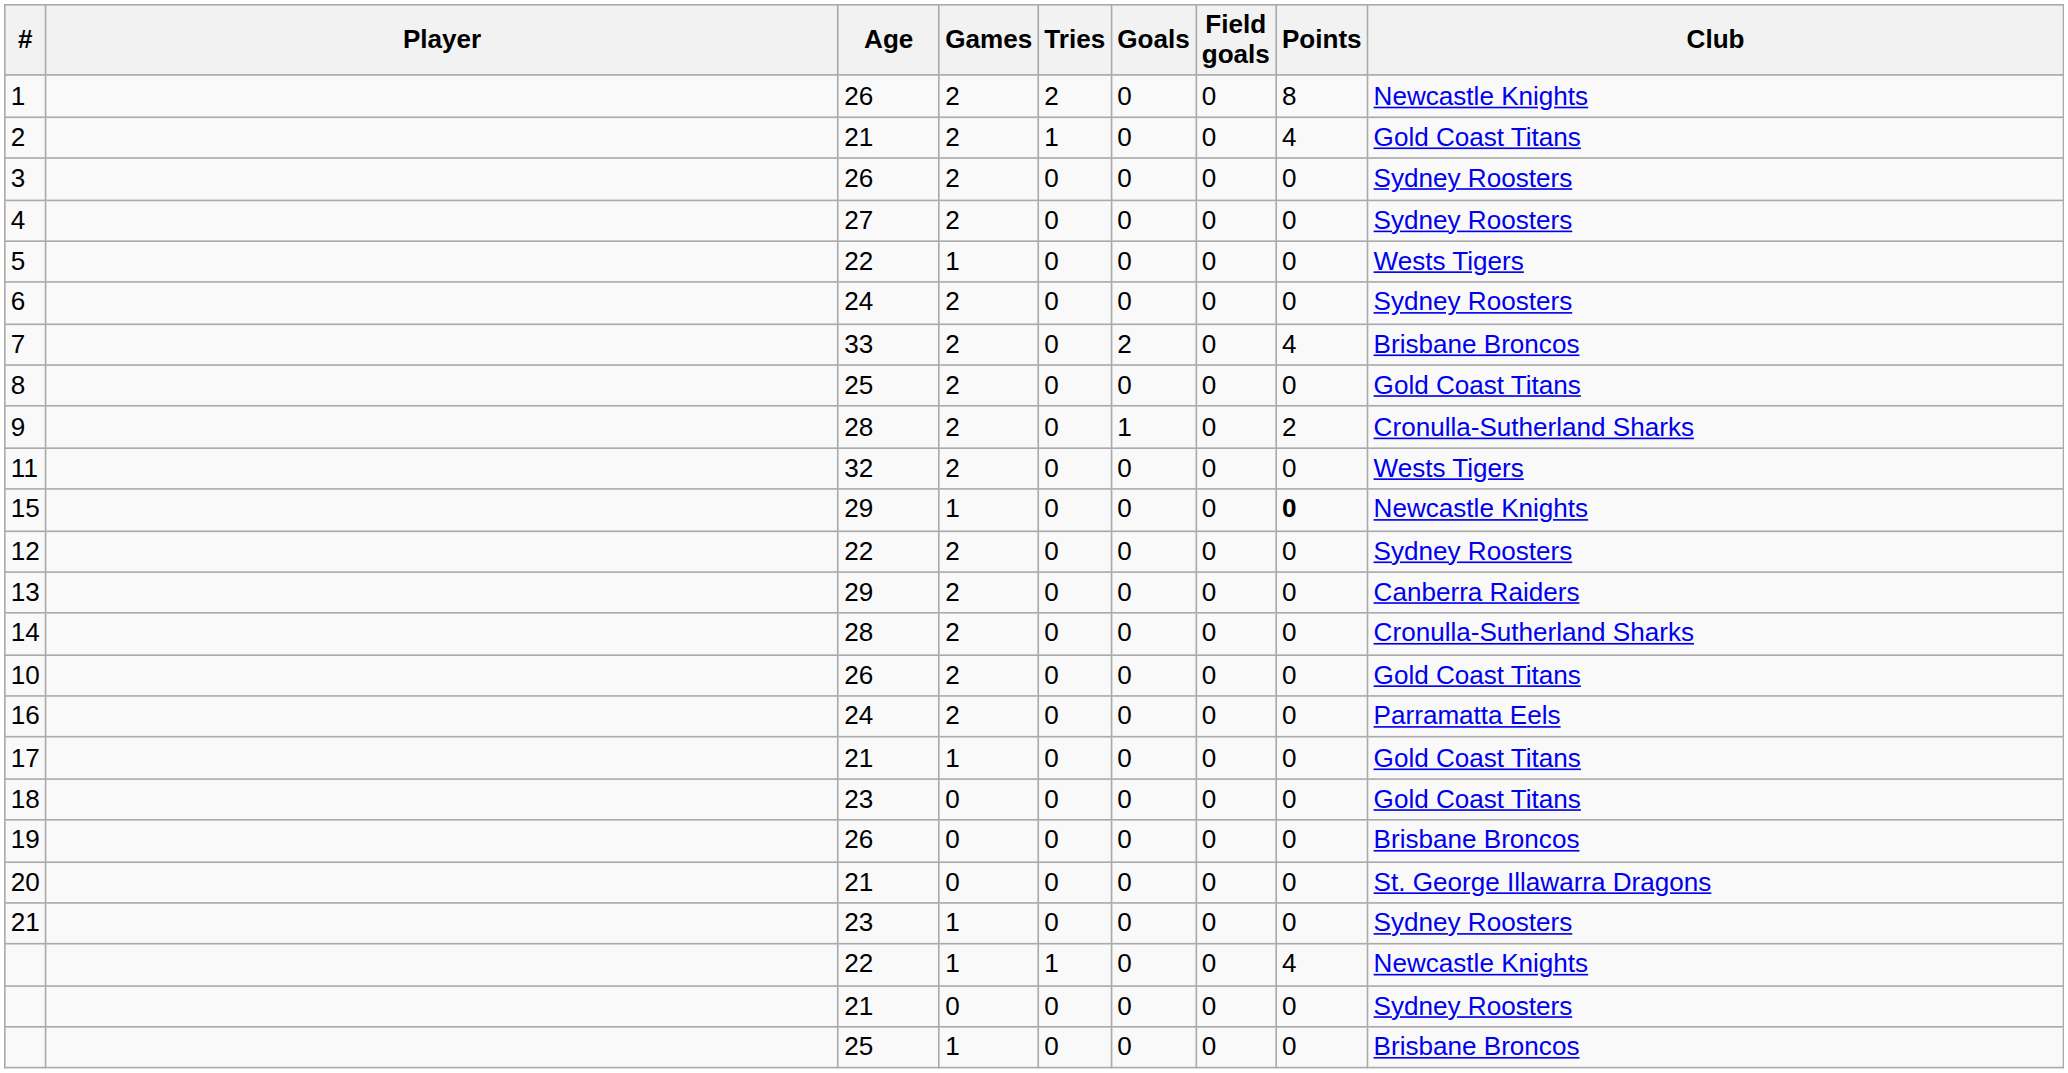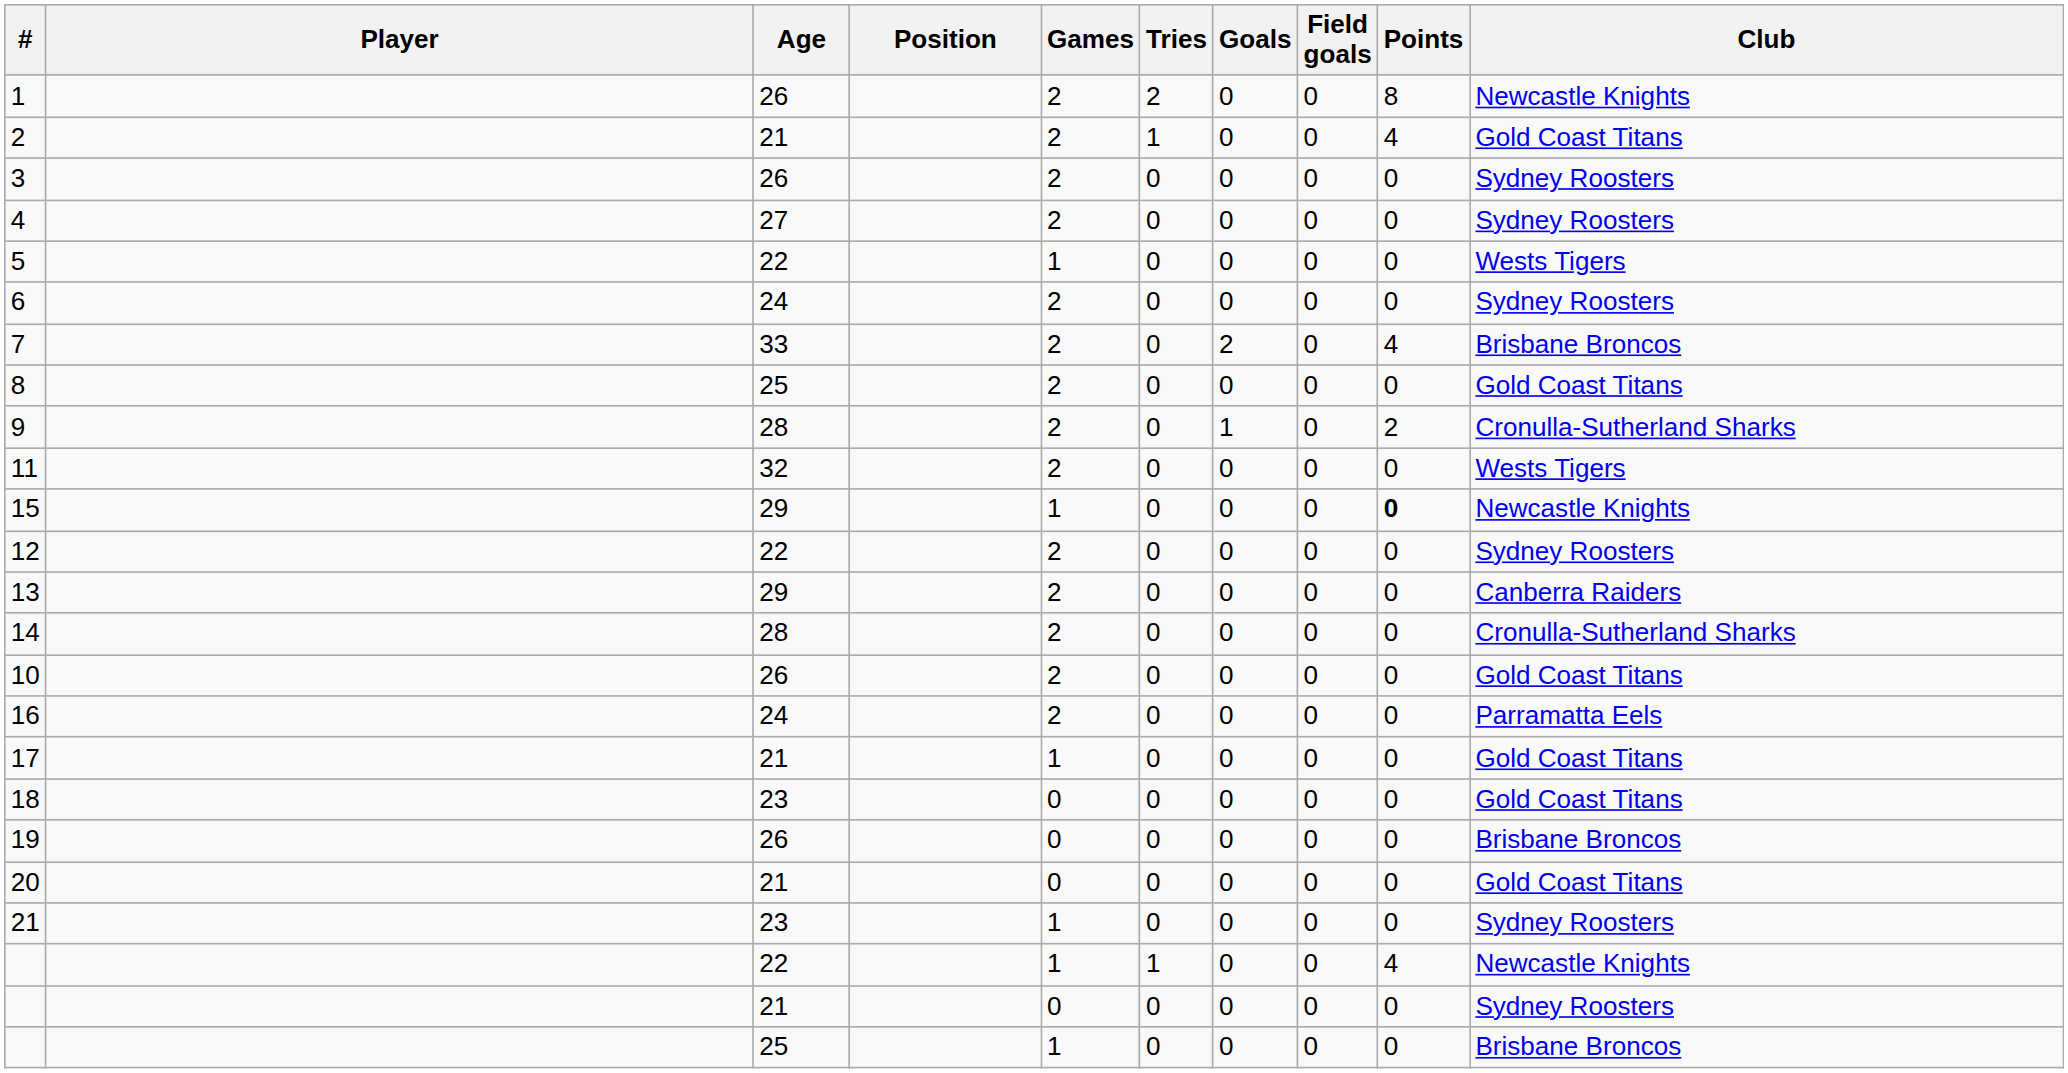+ column: (945, 39)
(1542, 881) St. George Illawarra Dragons -> (1579, 881) Gold Coast Titans
